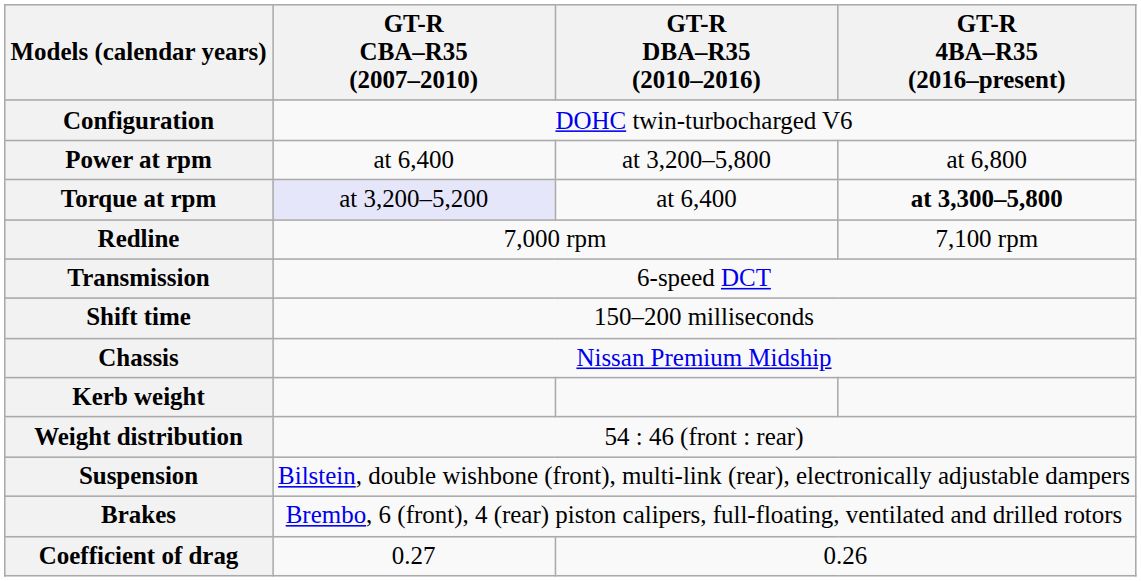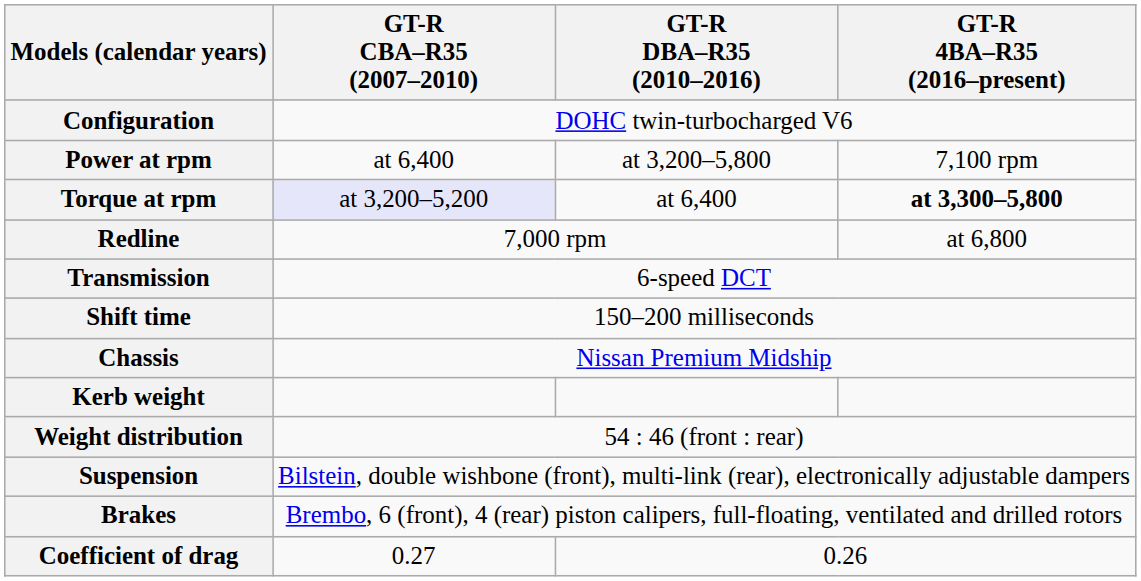(987, 159) at 6,800 -> (987, 159) 7,100 rpm
(987, 238) 7,100 rpm -> (987, 238) at 6,800
